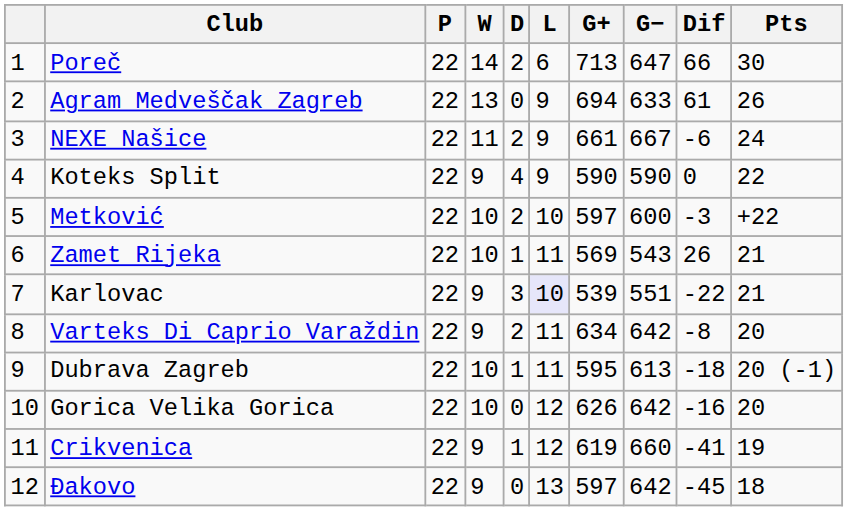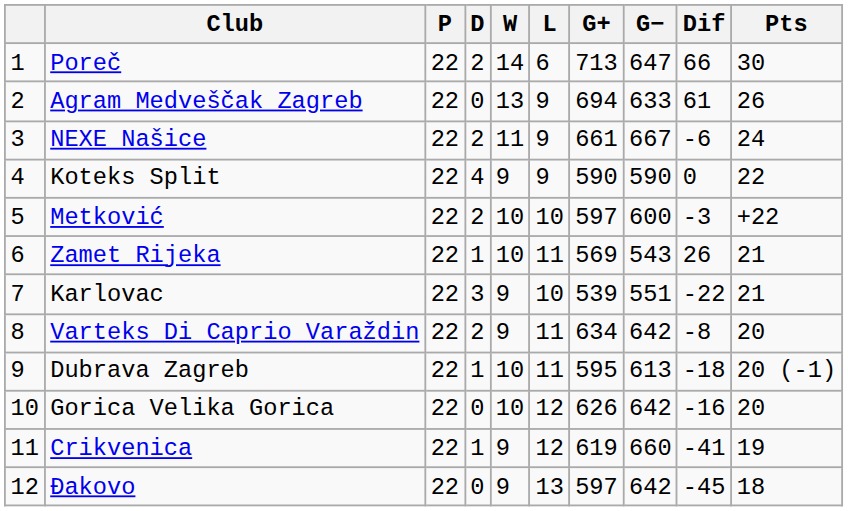columns swapped: (485, 24) <-> (517, 24)
(550, 294) lavender background -> (550, 294) no background
